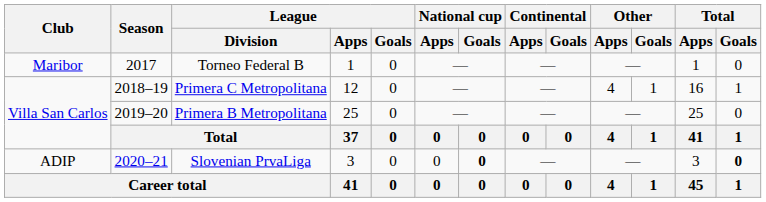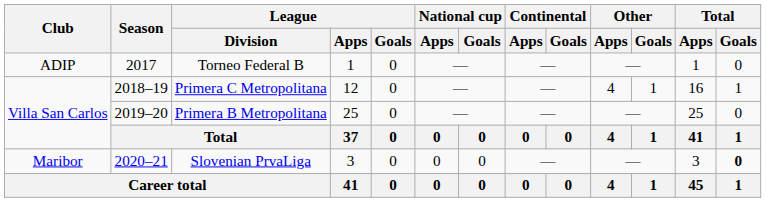(58, 64) Maribor -> (58, 64) ADIP
(58, 161) ADIP -> (58, 161) Maribor
(482, 161) bold -> (482, 161) normal
